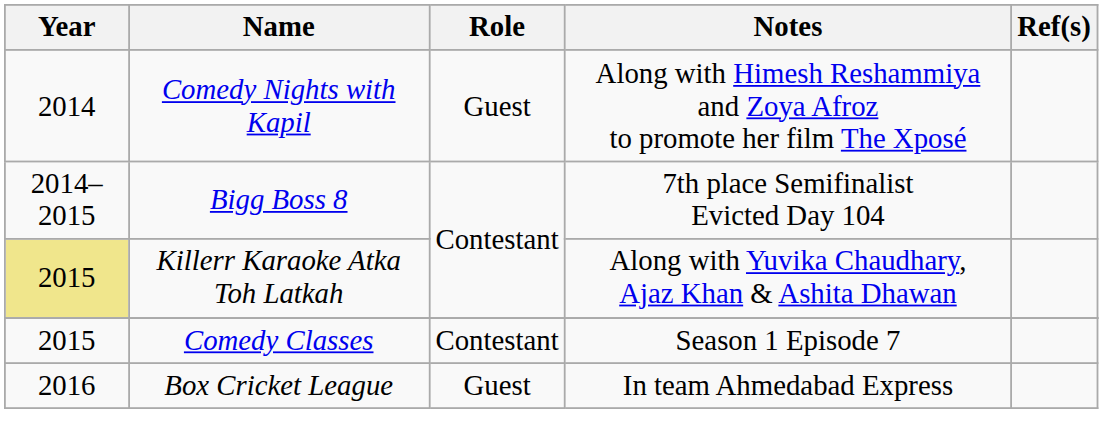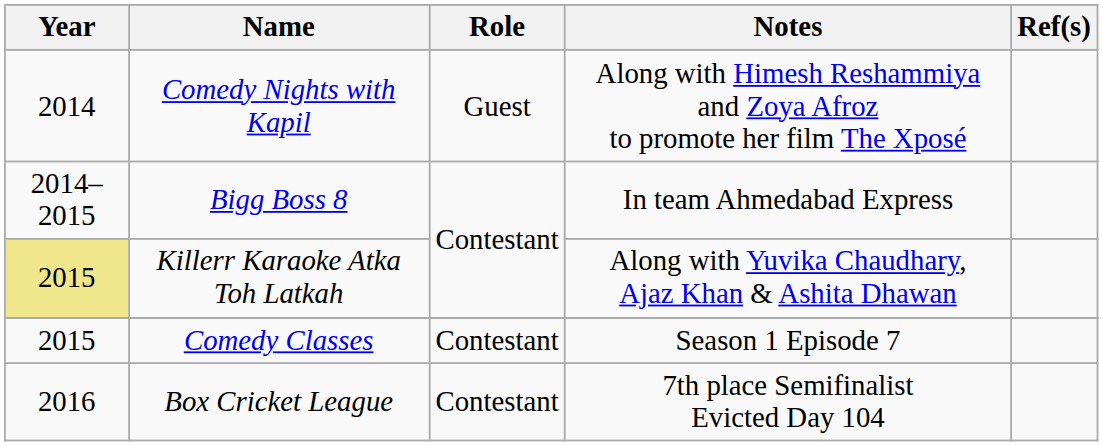(788, 199) 7th place Semifinalist Evicted Day 104 -> (788, 199) In team Ahmedabad Express
(497, 385) Guest -> (497, 401) Contestant
(788, 385) In team Ahmedabad Express -> (788, 401) 7th place Semifinalist Evicted Day 104
